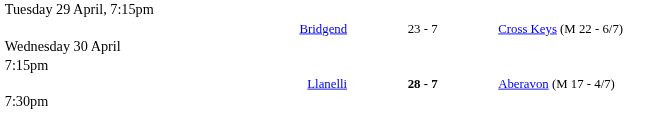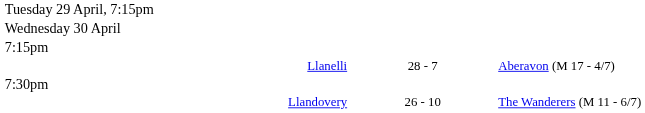- row: (323, 28)
(423, 83) bold -> (423, 66) normal
+ row: (318, 102)
